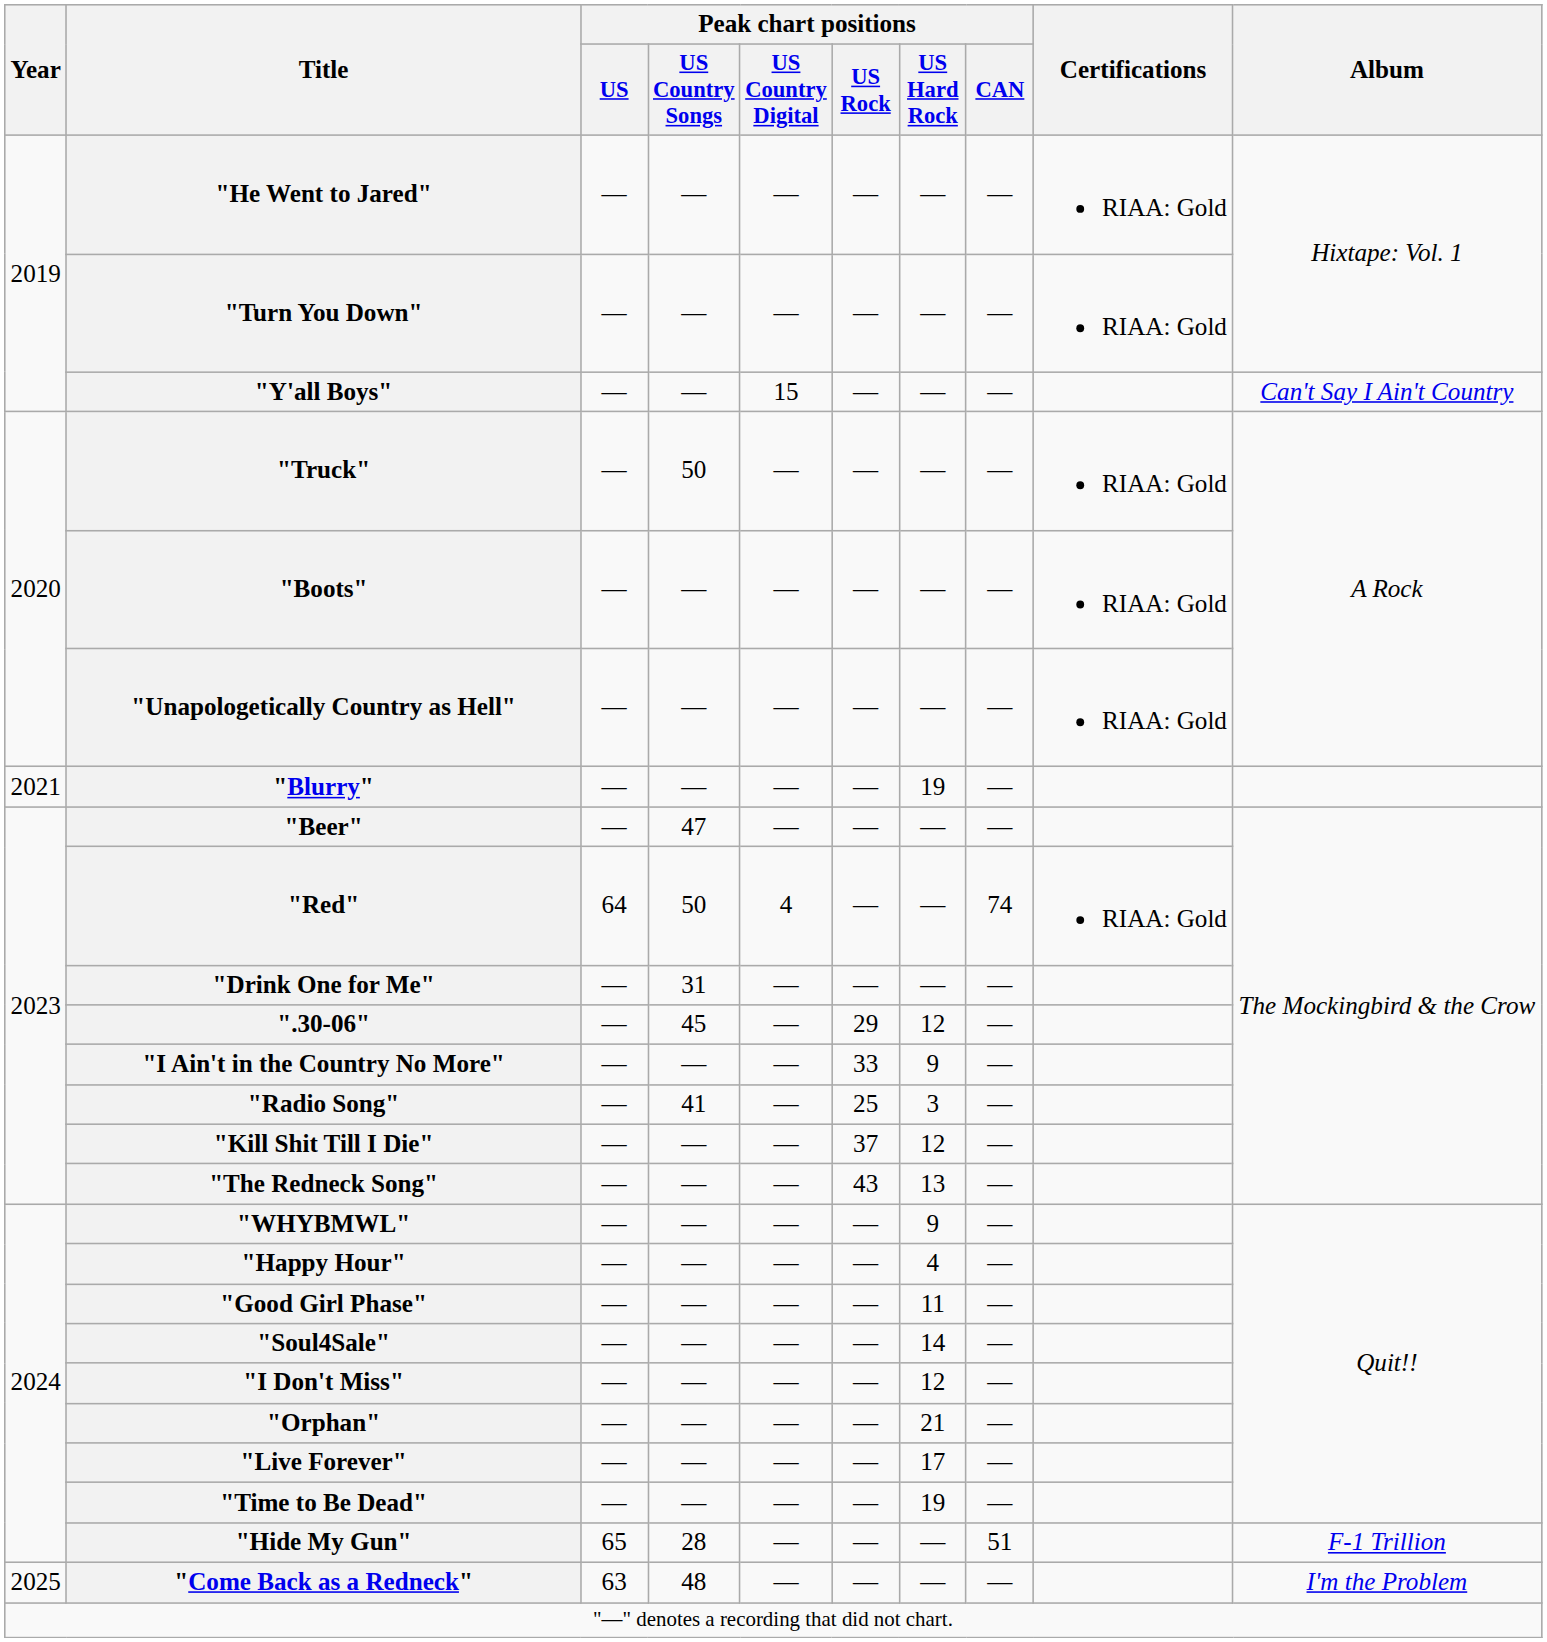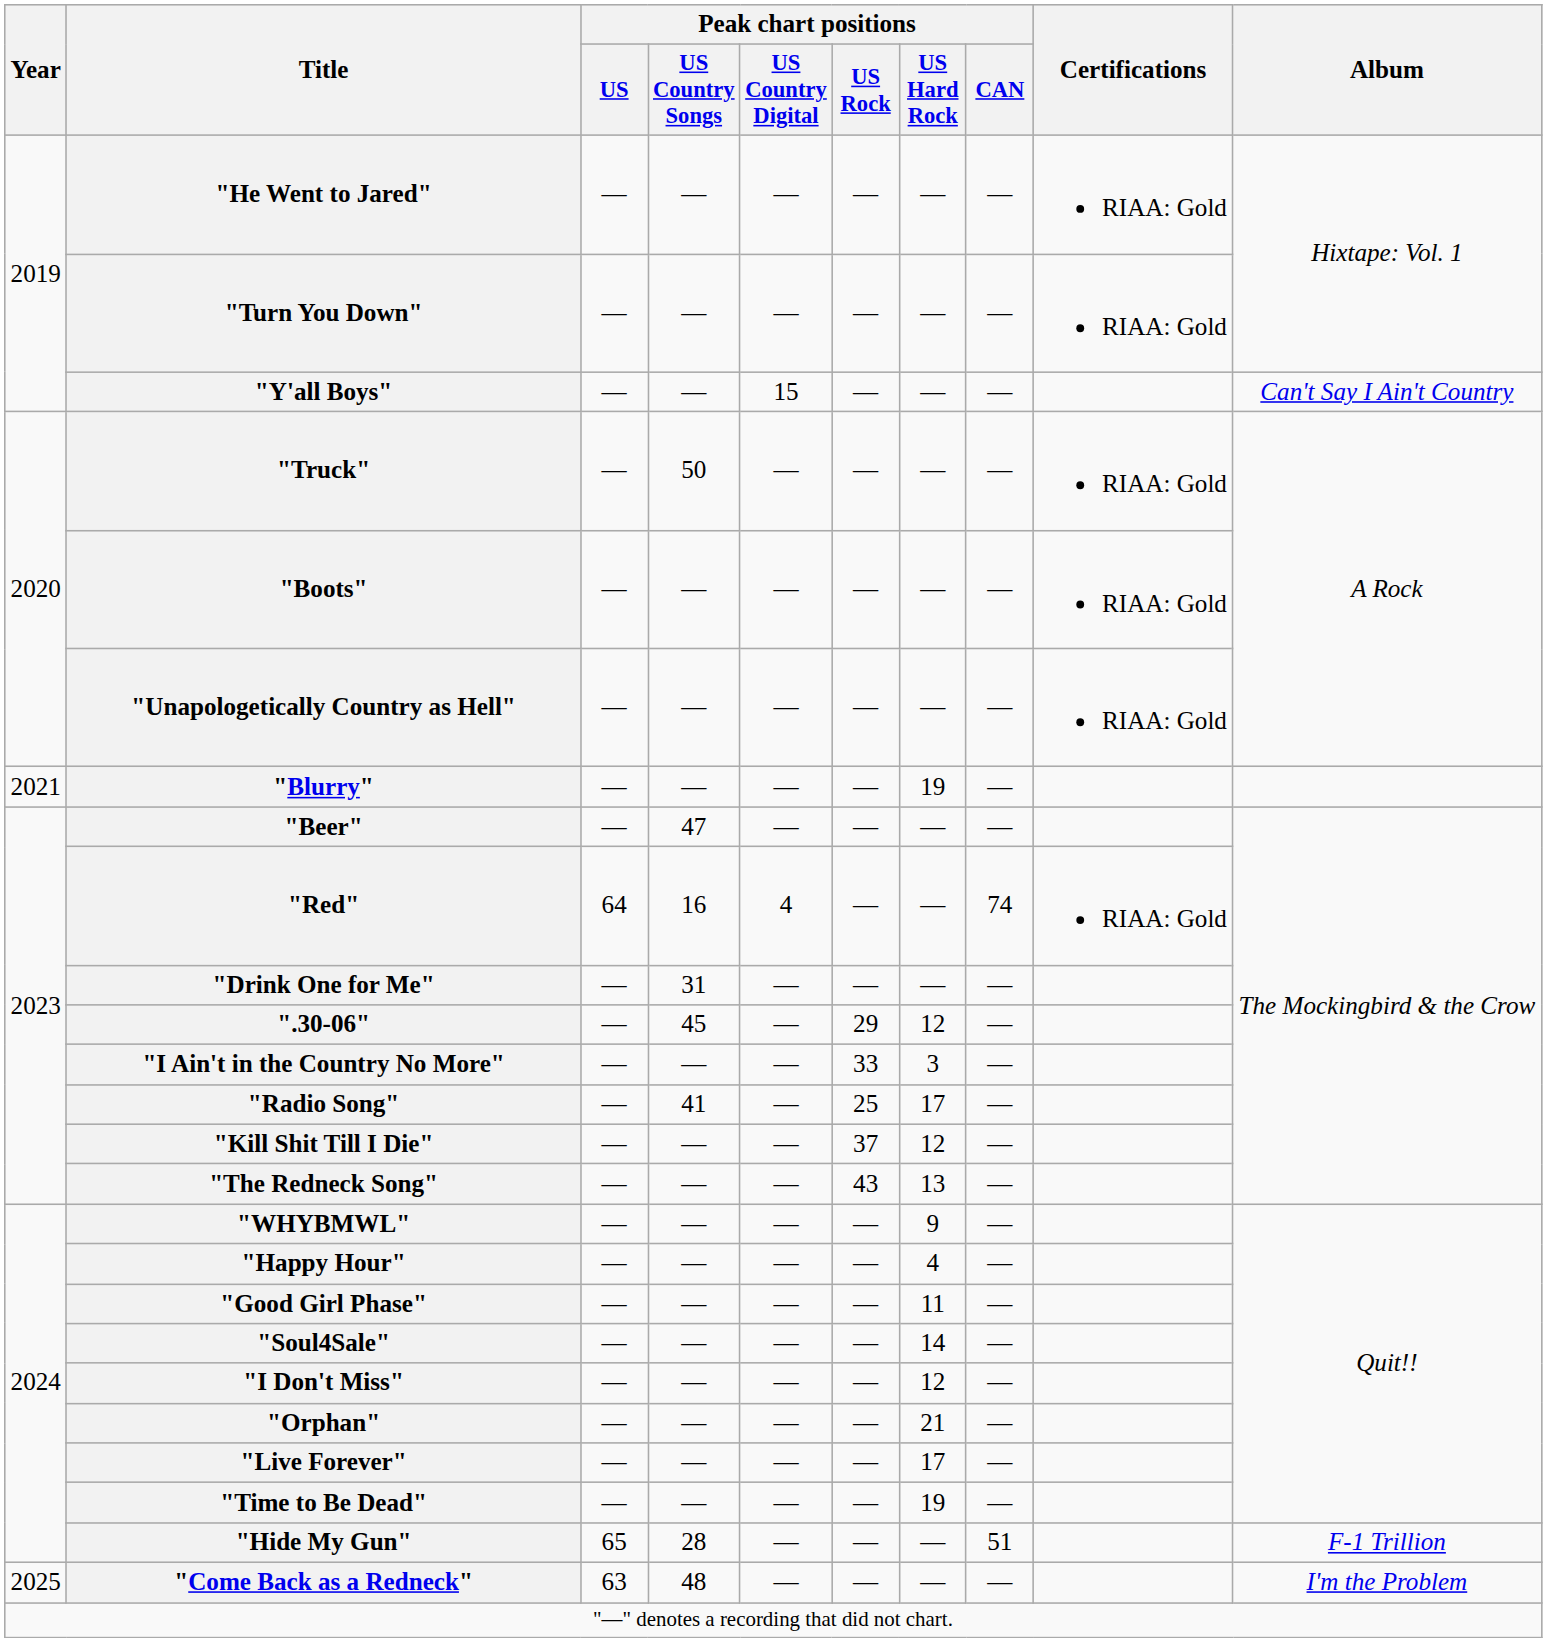(694, 905) 50 -> (694, 905) 16
(933, 1064) 9 -> (933, 1064) 3
(933, 1103) 3 -> (933, 1103) 17
